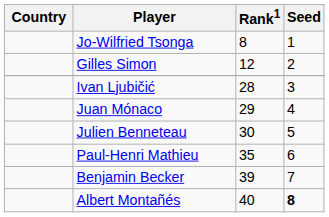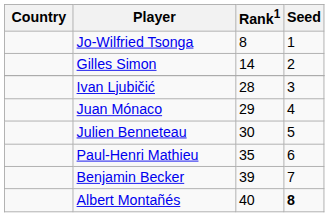(247, 64) 12 -> (247, 64) 14
